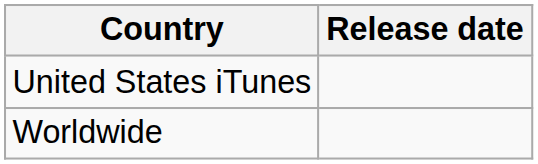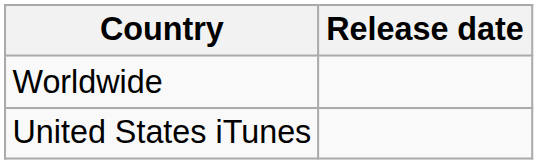rows swapped: (162, 81) <-> (88, 132)
